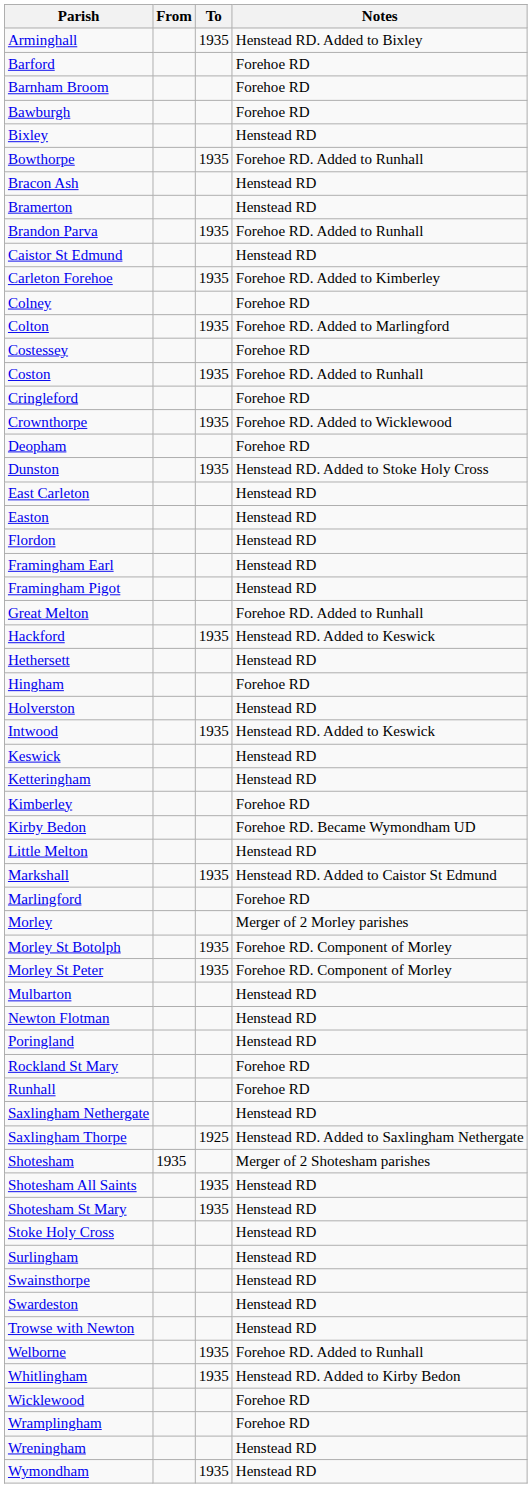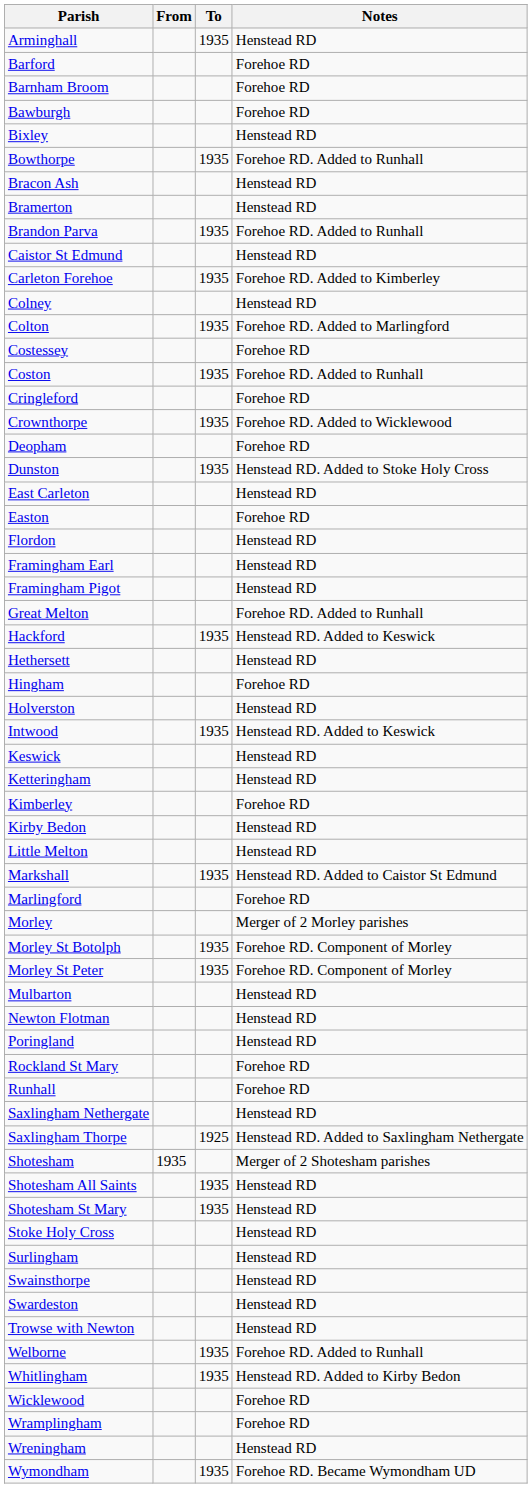(329, 40) Henstead RD. Added to Bixley -> (276, 40) Henstead RD
(273, 302) Forehoe RD -> (276, 302) Henstead RD
(276, 517) Henstead RD -> (273, 517) Forehoe RD
(356, 827) Forehoe RD. Became Wymondham UD -> (276, 827) Henstead RD
(276, 1471) Henstead RD -> (356, 1471) Forehoe RD. Became Wymondham UD
